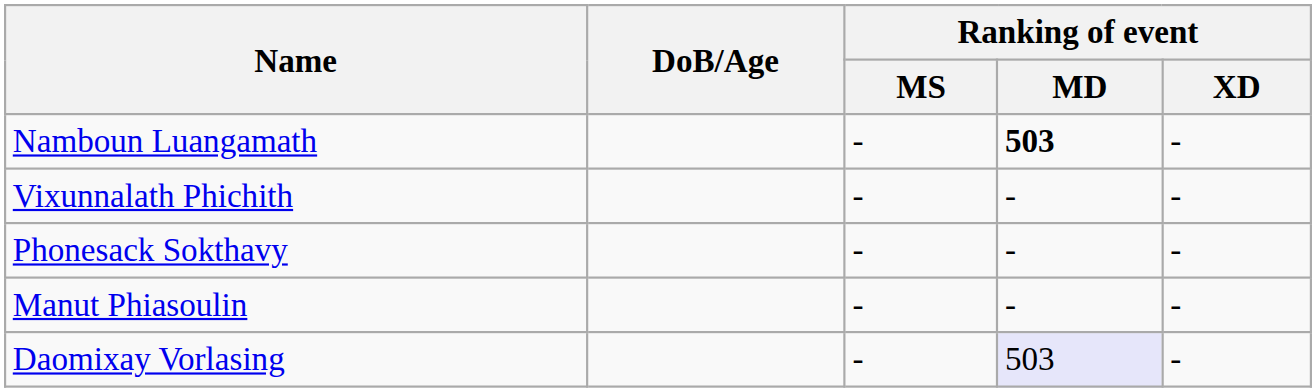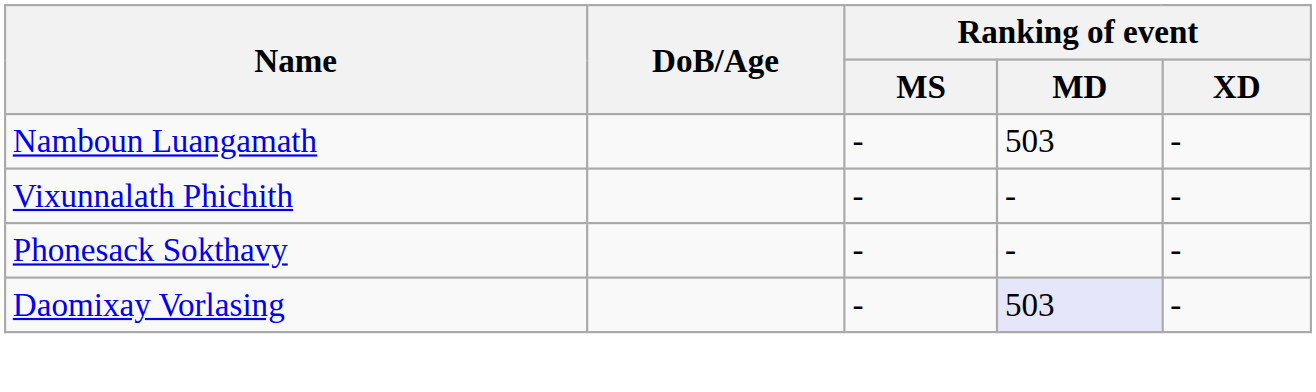(1030, 141) bold -> (1030, 141) normal
- row: (130, 305)
